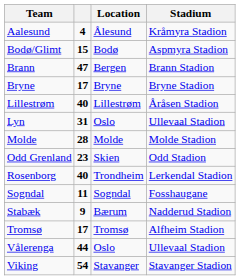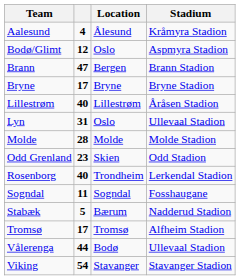(83, 49) 15 -> (83, 49) 12
(106, 49) Bodø -> (104, 49) Oslo
(83, 211) 9 -> (83, 211) 5
(104, 247) Oslo -> (106, 247) Bodø
